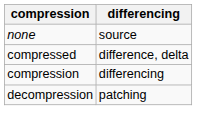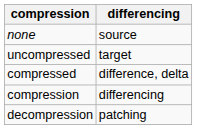+ row: (49, 54)
